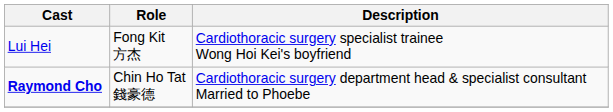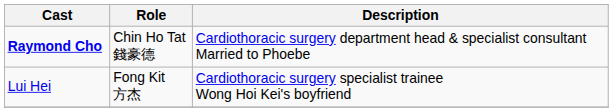rows swapped: (55, 87) <-> (29, 46)
